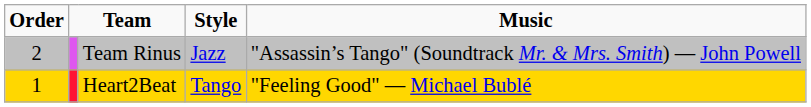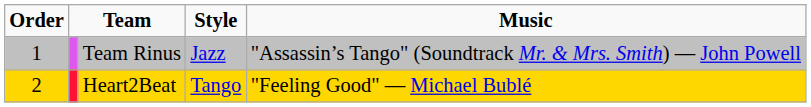(37, 53) 2 -> (37, 53) 1
(37, 85) 1 -> (37, 85) 2
